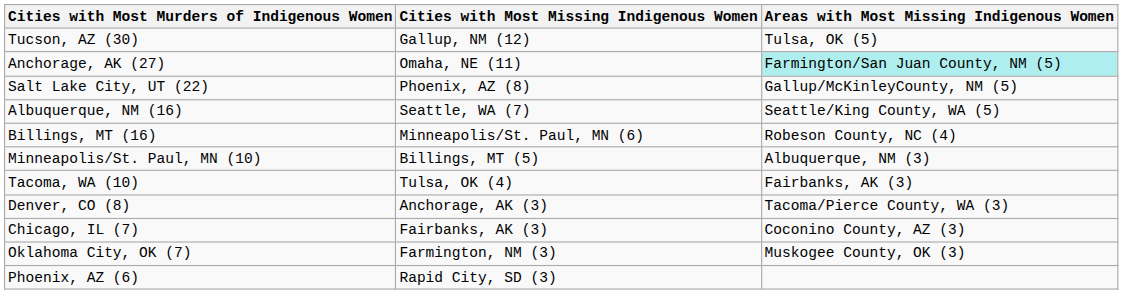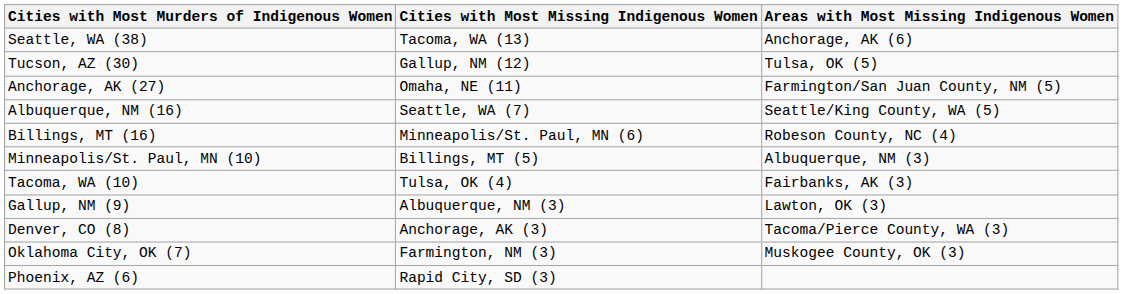+ row: (78, 40)
(913, 64) paleturquoise background -> (913, 88) no background
- row: (109, 88)
+ row: (69, 206)
- row: (74, 230)
